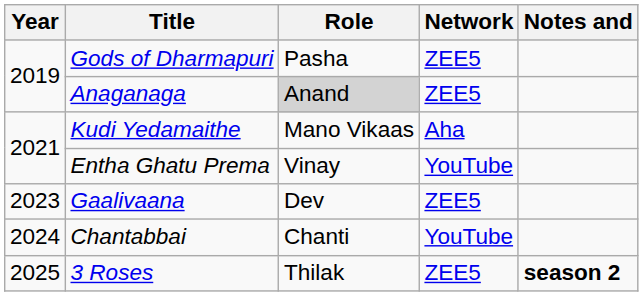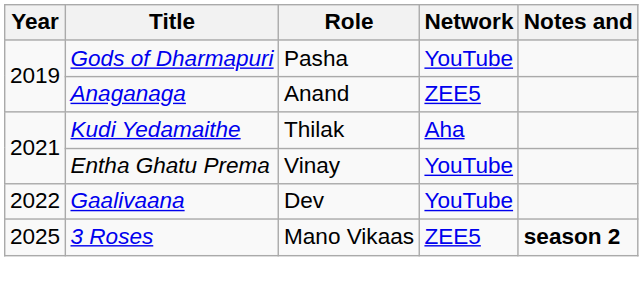(453, 58) ZEE5 -> (469, 58) YouTube
(317, 93) lightgrey background -> (317, 93) no background
(349, 129) Mano Vikaas -> (314, 129) Thilak
(35, 201) 2023 -> (35, 201) 2022
(453, 201) ZEE5 -> (469, 201) YouTube
- row: (128, 237)
(314, 272) Thilak -> (349, 237) Mano Vikaas
